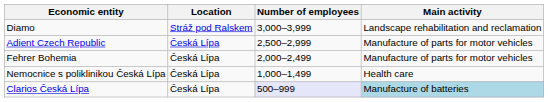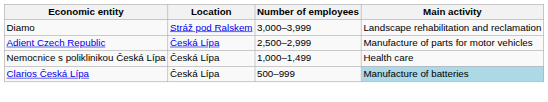- row: (42, 58)
(276, 89) lavender background -> (276, 74) no background
